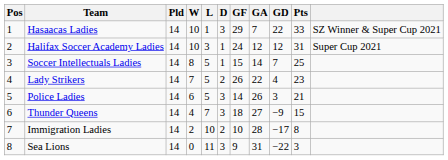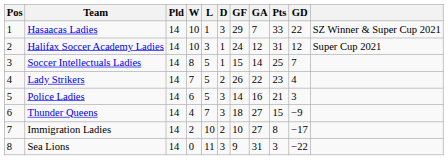columns swapped: (281, 12) <-> (301, 12)
(257, 96) 26 -> (257, 96) 16
(257, 130) 28 -> (257, 130) 27
